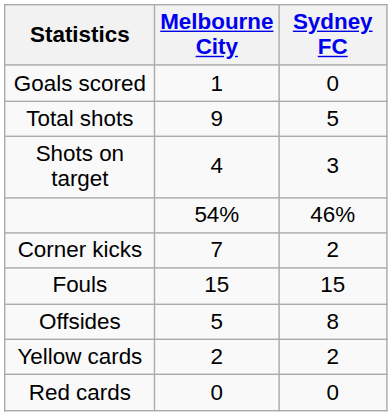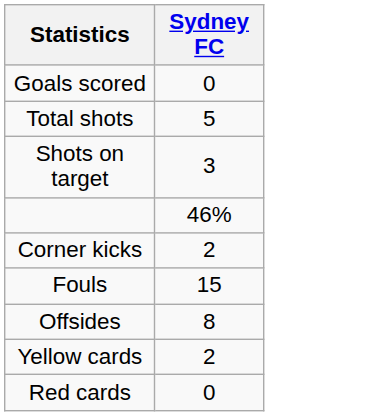- column: (217, 34)
